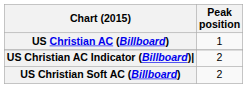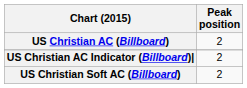(220, 41) 1 -> (220, 41) 2
